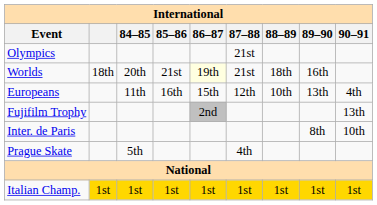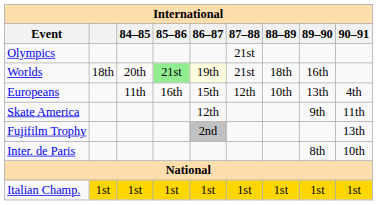(171, 72) no background -> (171, 72) lightgreen background
+ row: (43, 111)
- row: (40, 151)
